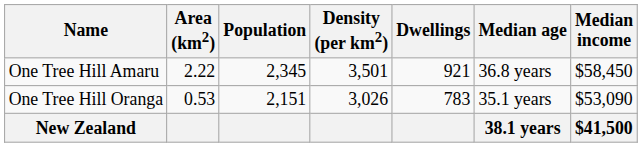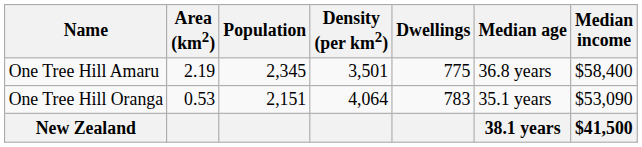(200, 71) 2.22 -> (200, 71) 2.19
(457, 71) 921 -> (457, 71) 775
(604, 71) $58,450 -> (604, 71) $58,400
(368, 99) 3,026 -> (368, 99) 4,064
